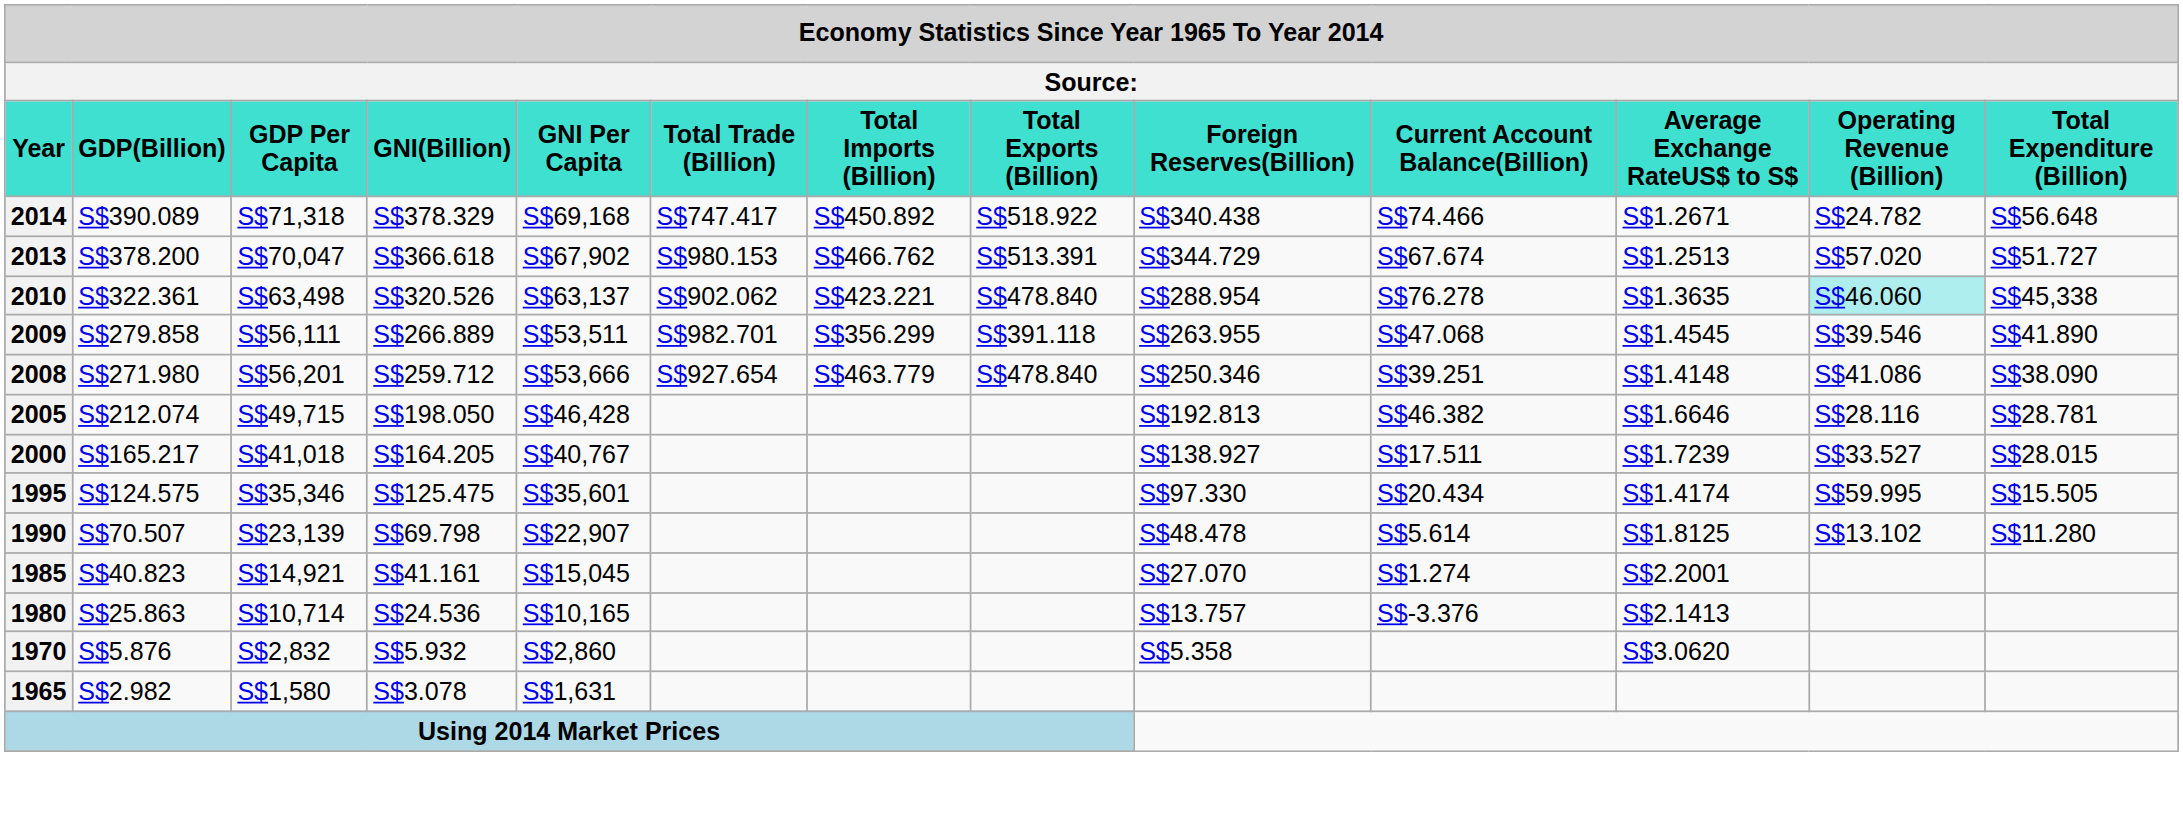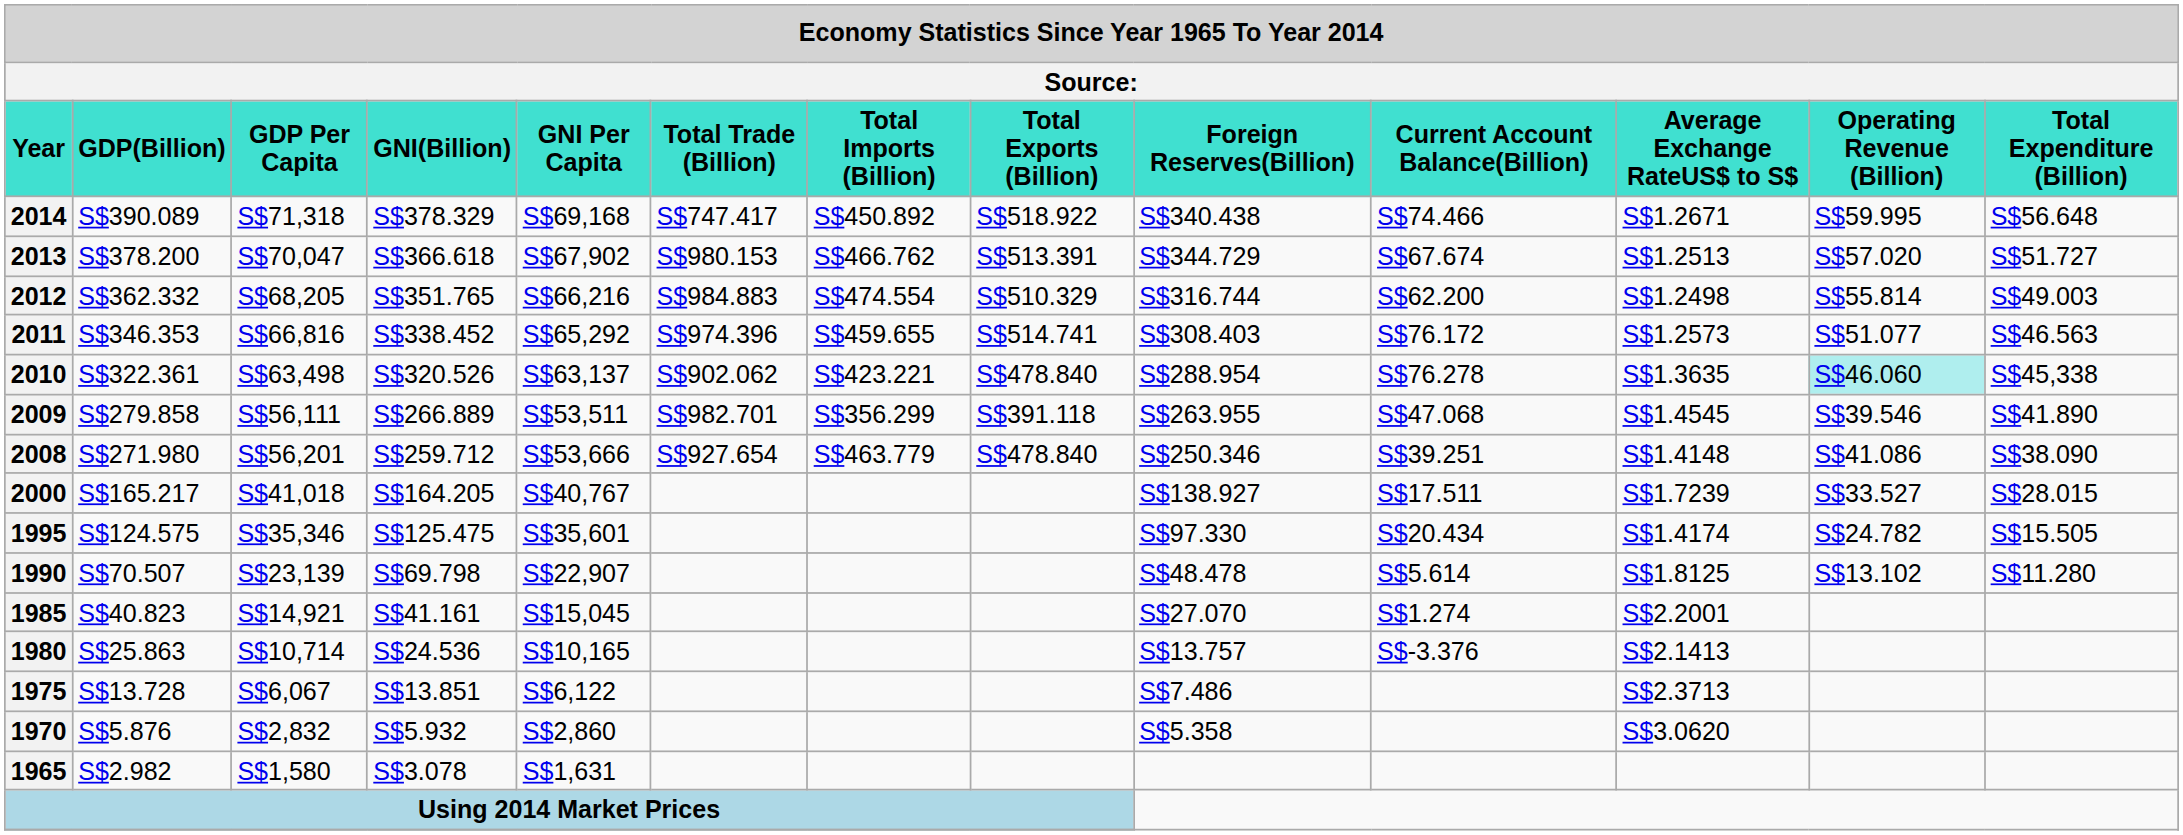(1868, 217) S$24.782 -> (1868, 217) S$59.995
+ row: (39, 296)
+ row: (39, 336)
- row: (39, 415)
(1868, 494) S$59.995 -> (1868, 533) S$24.782
+ row: (39, 692)
